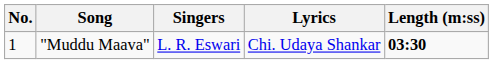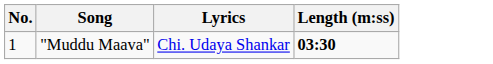- column: (199, 18)
